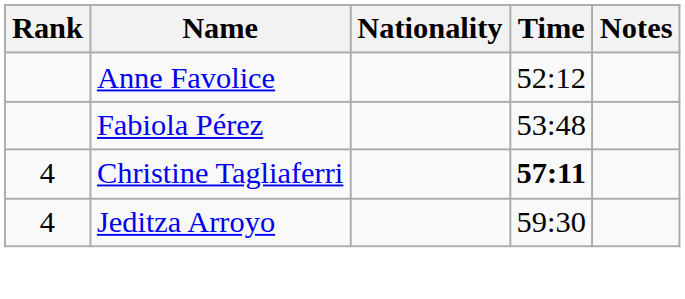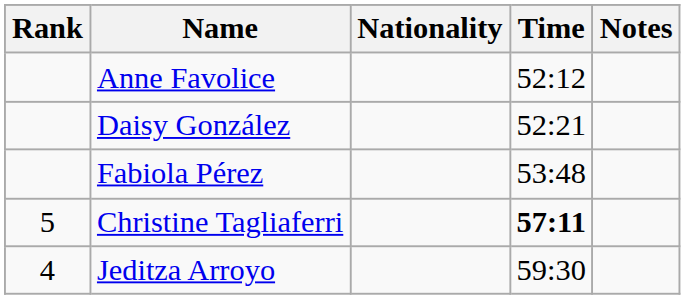+ row: (194, 125)
(47, 173) 4 -> (47, 221) 5
